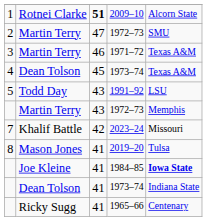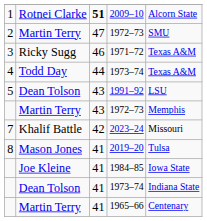(50, 52) Martin Terry -> (47, 52) Ricky Sugg
(50, 71) Dean Tolson -> (43, 71) Todd Day
(98, 71) 45 -> (98, 71) 44
(43, 91) Todd Day -> (50, 91) Dean Tolson
(170, 168) bold -> (169, 168) normal
(47, 206) Ricky Sugg -> (50, 206) Martin Terry
